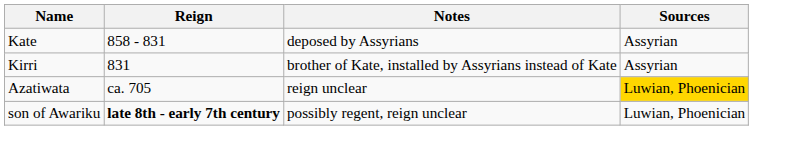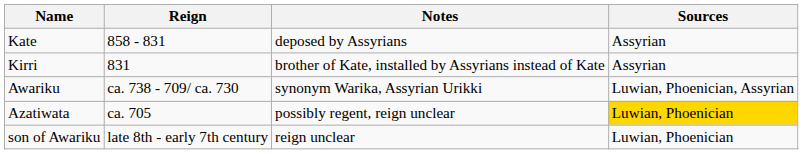+ row: (34, 88)
(327, 88) reign unclear -> (365, 112) possibly regent, reign unclear
(194, 112) bold -> (188, 137) normal
(377, 112) possibly regent, reign unclear -> (315, 137) reign unclear
